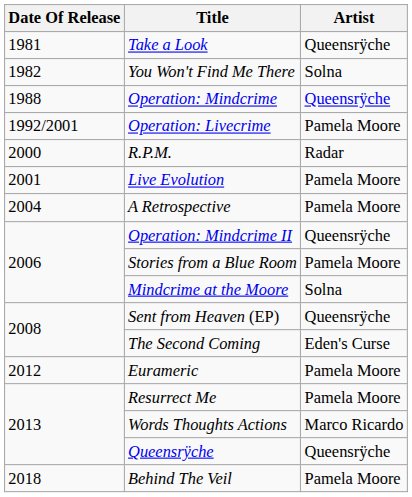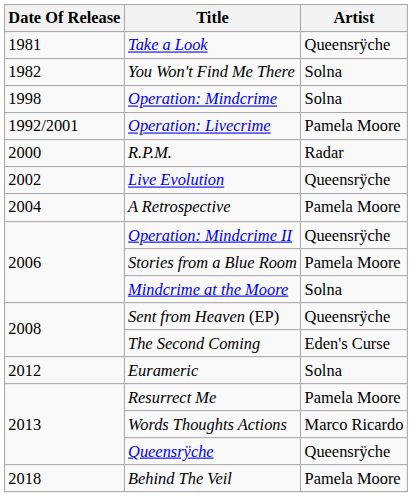(25, 99) 1988 -> (25, 99) 1998
(347, 99) Queensrÿche -> (323, 99) Solna
(25, 180) 2001 -> (25, 180) 2002
(353, 180) Pamela Moore -> (347, 180) Queensrÿche
(353, 370) Pamela Moore -> (323, 370) Solna
